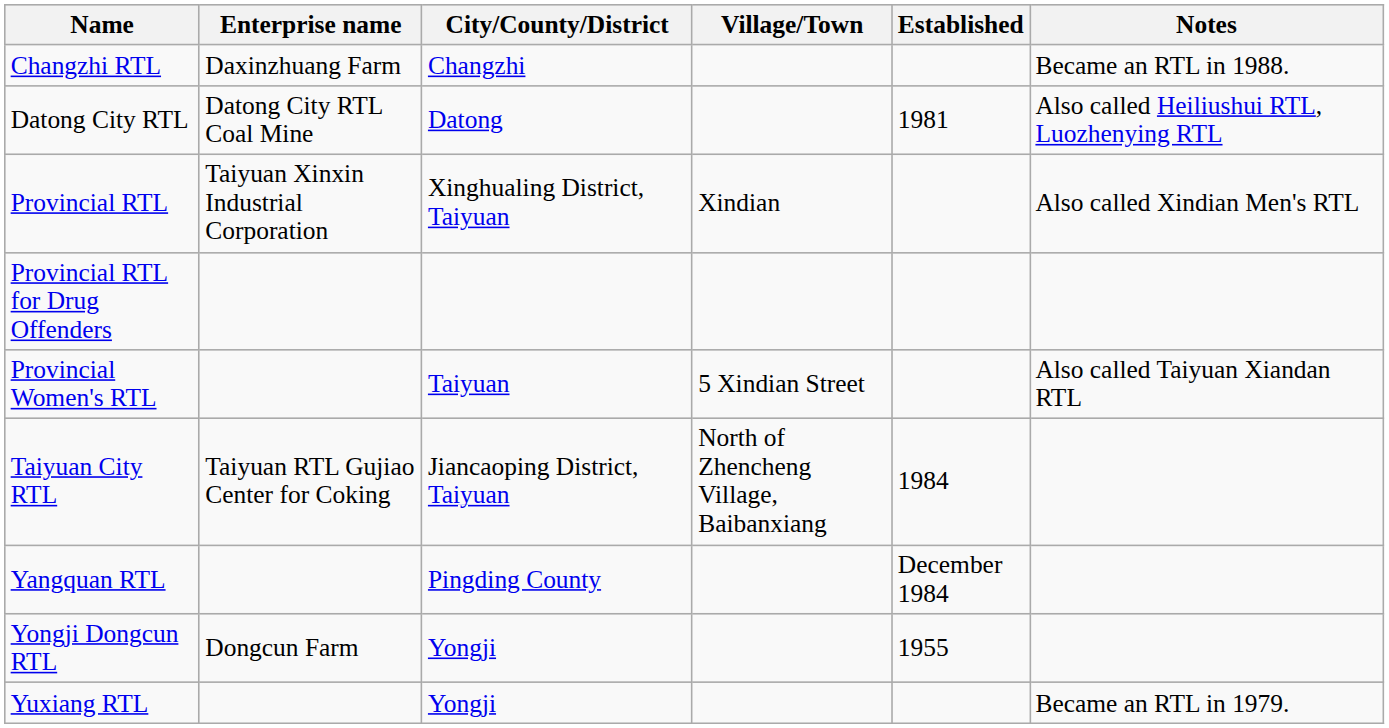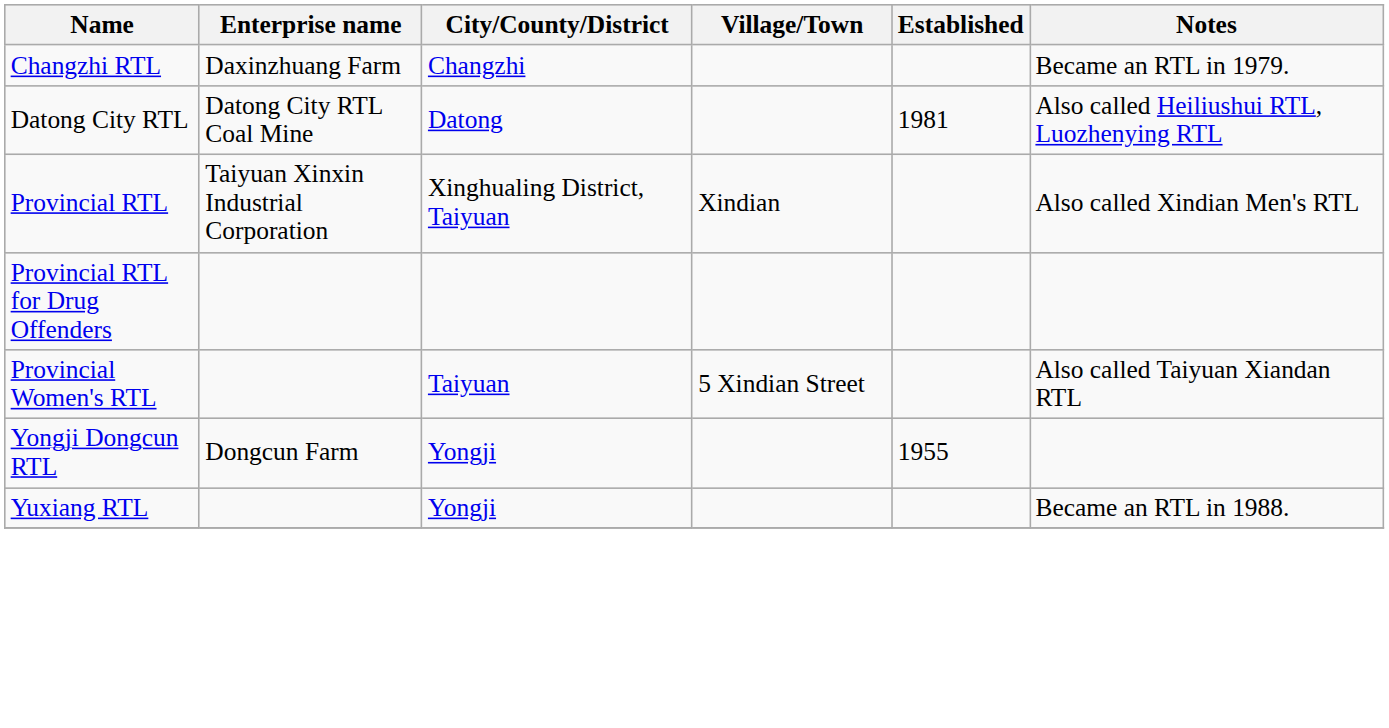(1162, 65) Became an RTL in 1988. -> (1162, 65) Became an RTL in 1979.
- row: (77, 481)
- row: (88, 578)
(1162, 702) Became an RTL in 1979. -> (1162, 507) Became an RTL in 1988.
